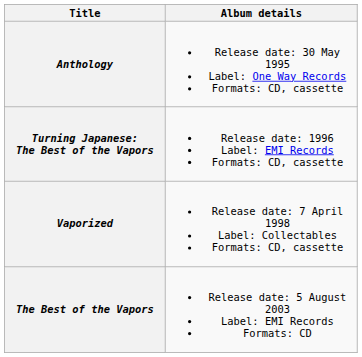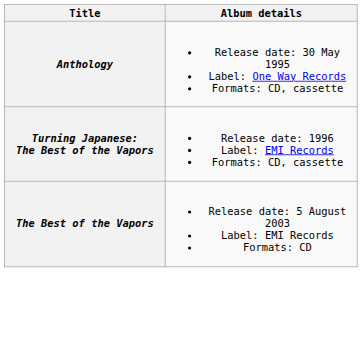- row: (85, 224)
